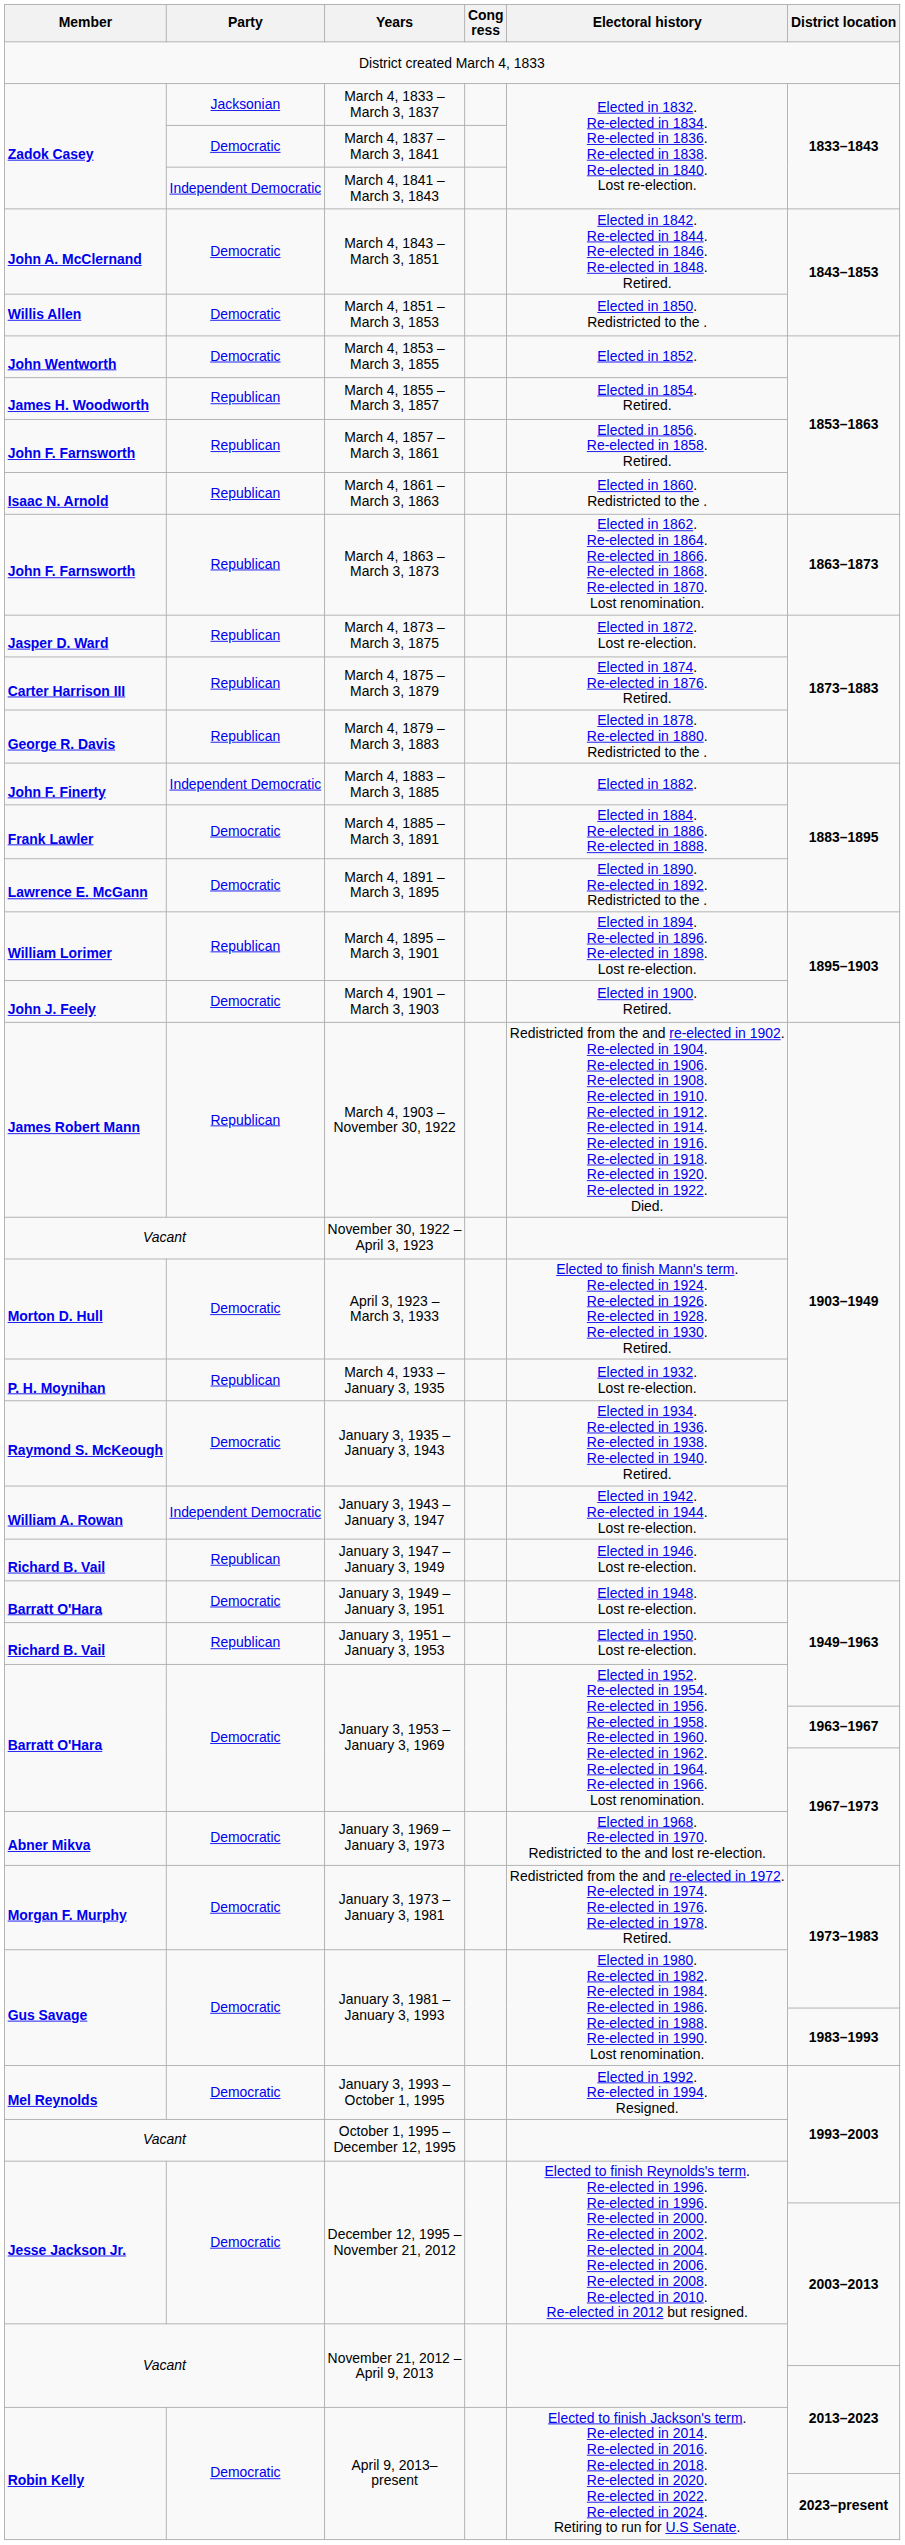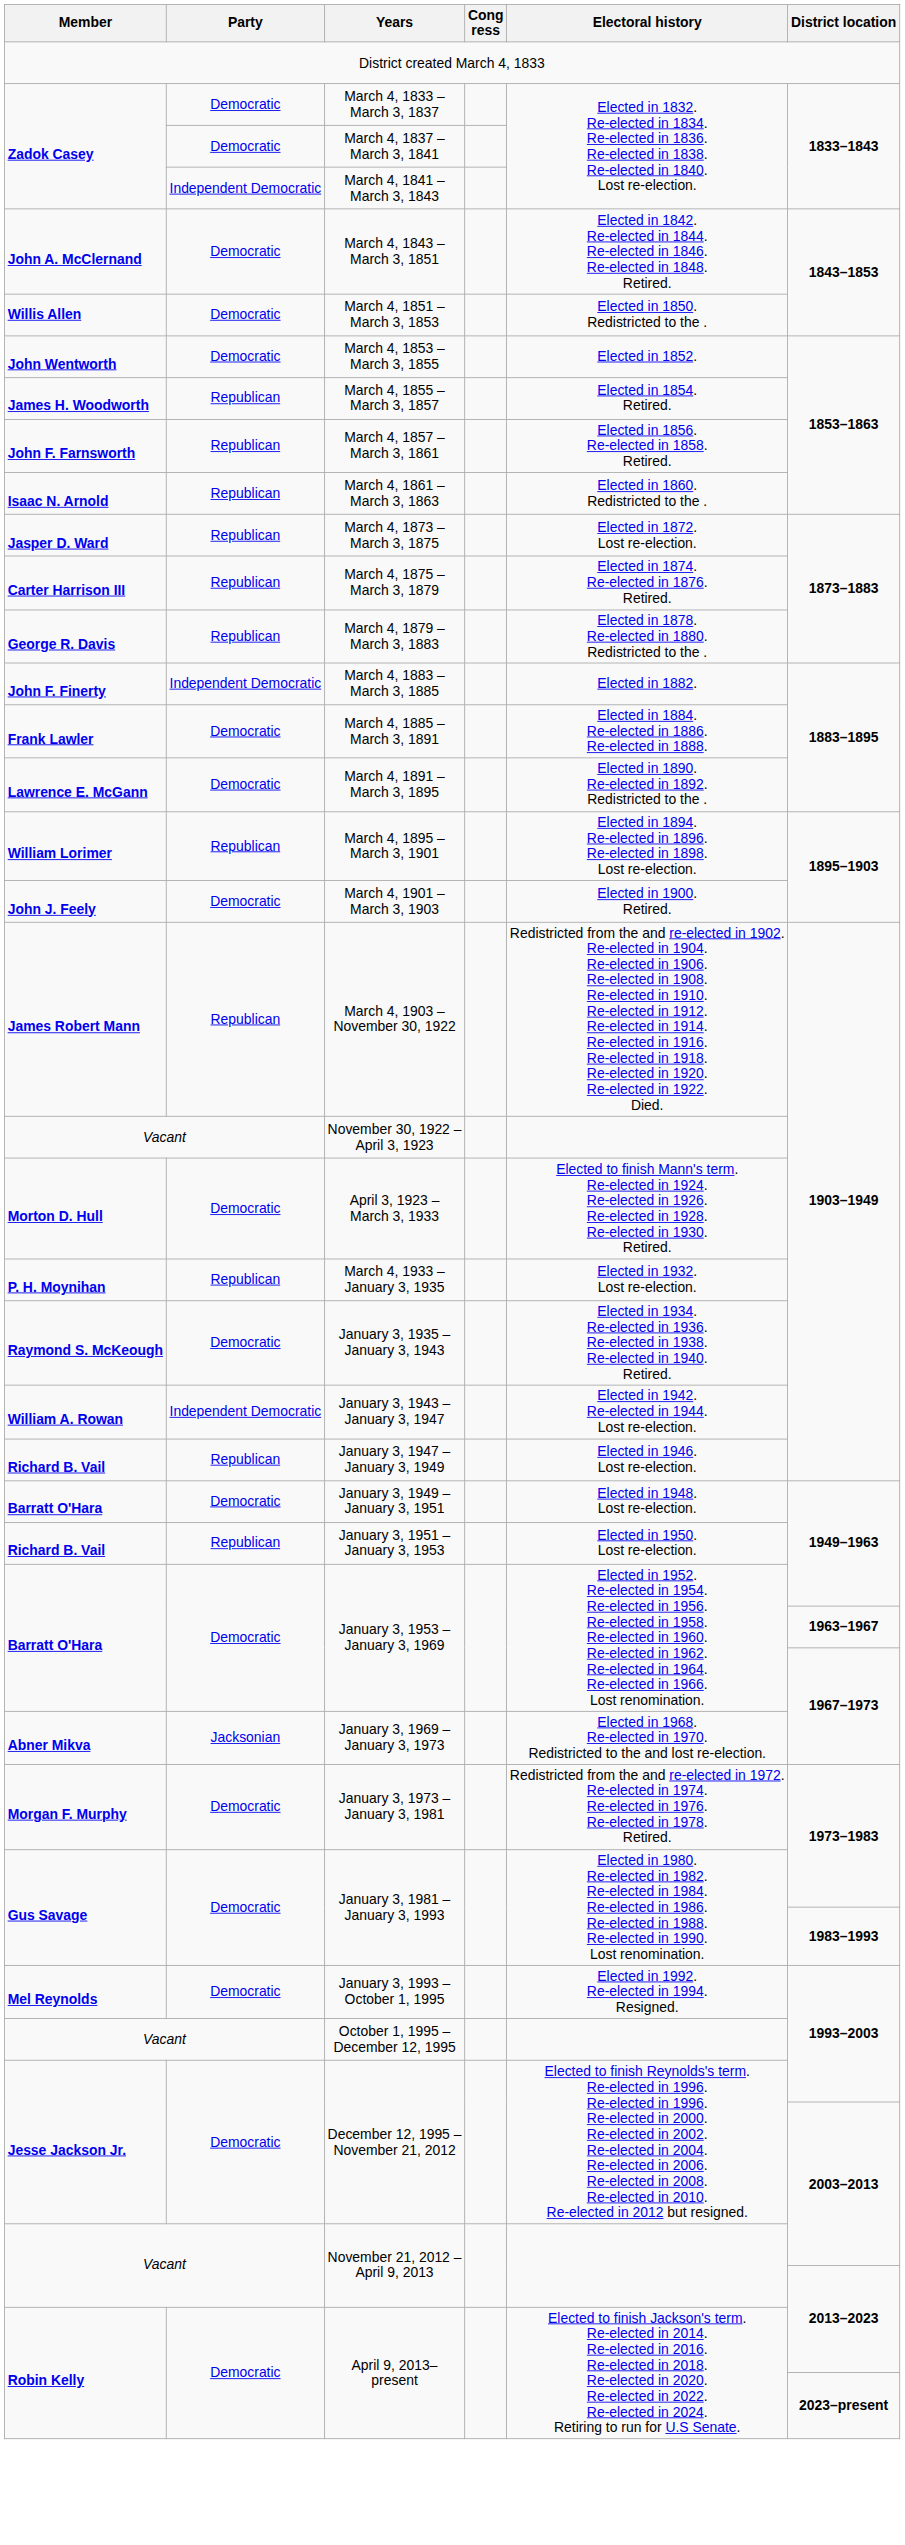(245, 104) Jacksonian -> (245, 104) Democratic
- row: (71, 572)
(245, 1838) Democratic -> (245, 1738) Jacksonian
